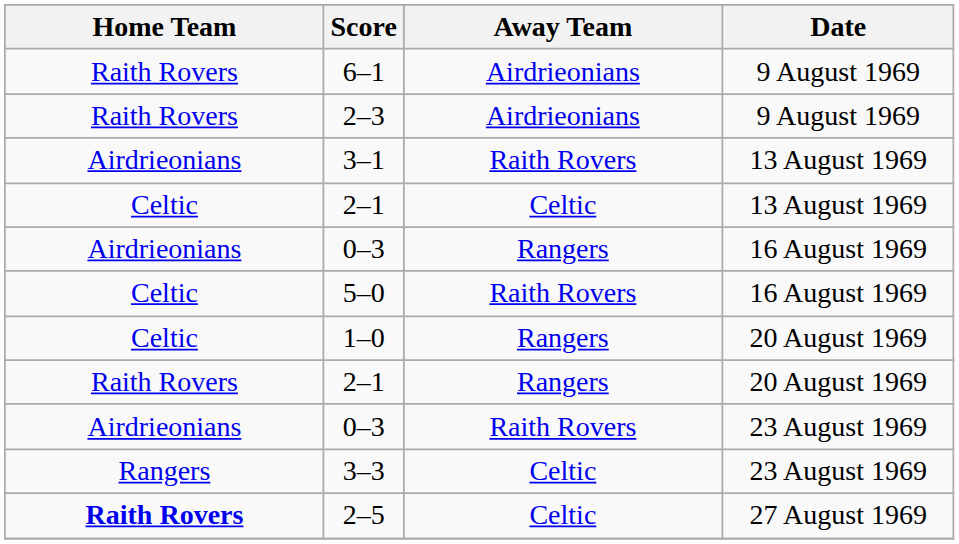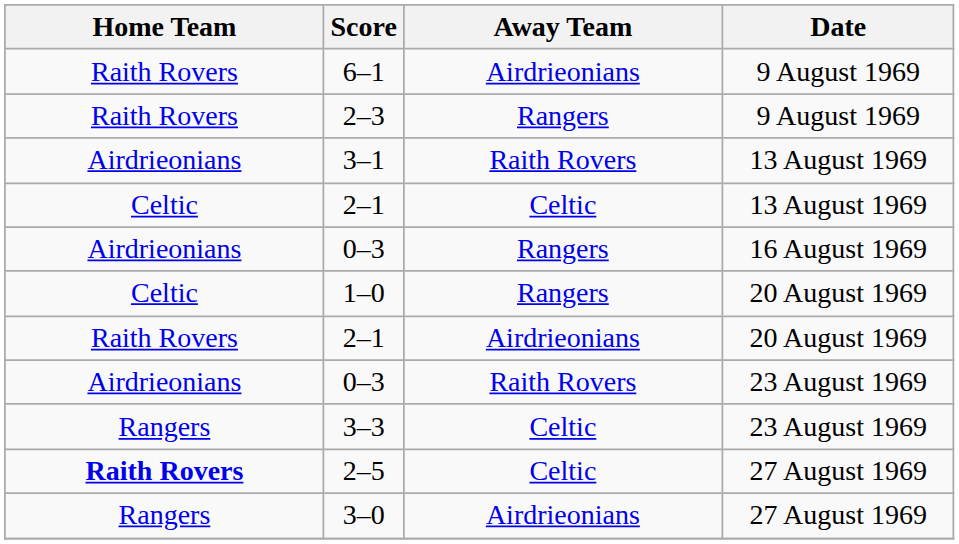(563, 115) Airdrieonians -> (563, 115) Rangers
- row: (364, 293)
(563, 381) Rangers -> (563, 337) Airdrieonians
+ row: (364, 515)
